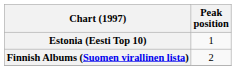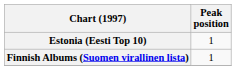(211, 57) 2 -> (211, 57) 1
